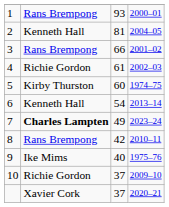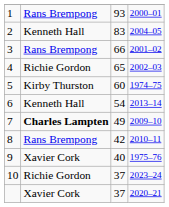(119, 31) 81 -> (119, 31) 83
(119, 67) 61 -> (119, 67) 65
(146, 121) 2023–24 -> (146, 121) 2009–10
(46, 157) Ike Mims -> (52, 157) Xavier Cork
(146, 175) 2009–10 -> (146, 175) 2023–24
